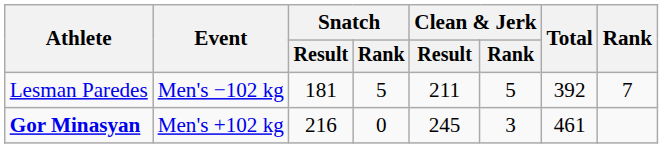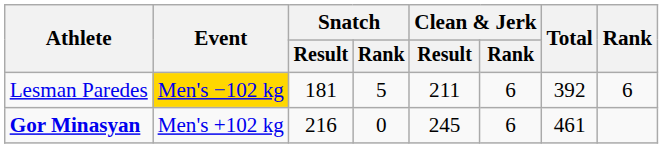(221, 90) no background -> (221, 90) gold background
(511, 90) 5 -> (511, 90) 6
(627, 90) 7 -> (627, 90) 6
(511, 125) 3 -> (511, 125) 6
